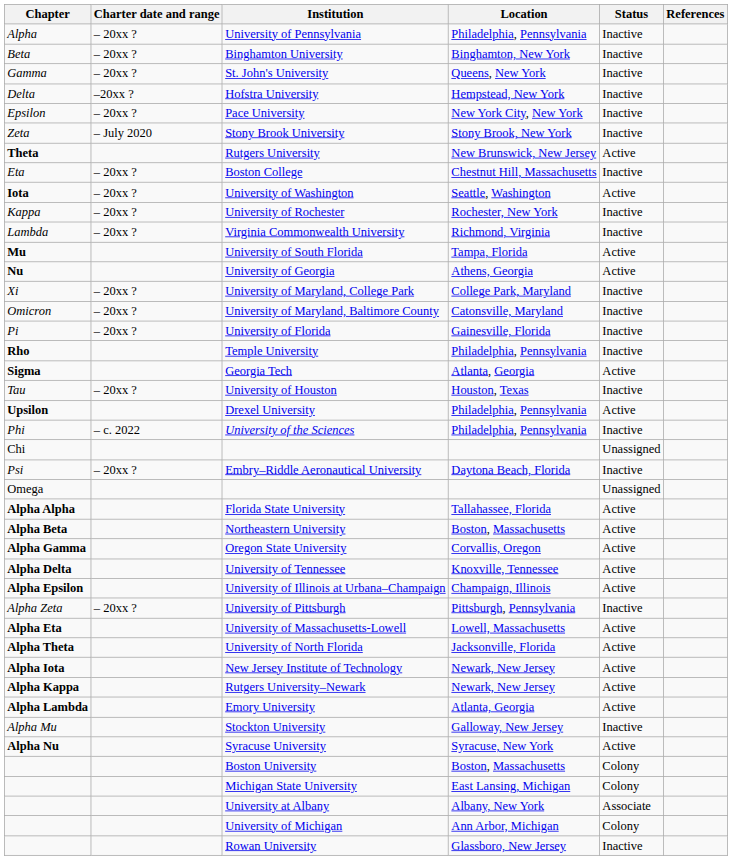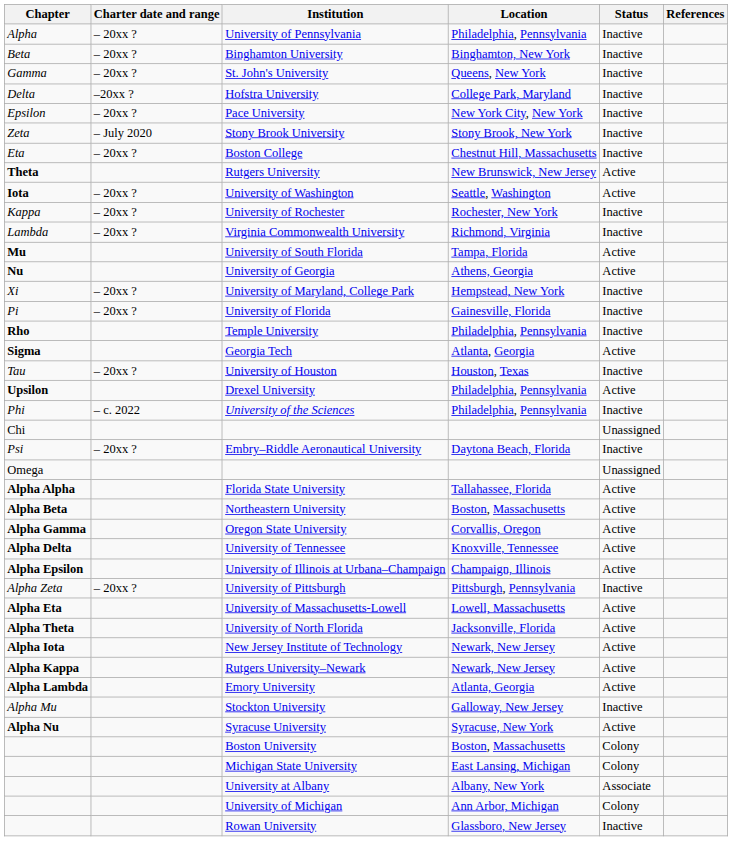(508, 93) Hempstead, New York -> (511, 93) College Park, Maryland
rows swapped: (16, 172) <-> (23, 152)
(511, 291) College Park, Maryland -> (508, 291) Hempstead, New York
- row: (29, 311)
